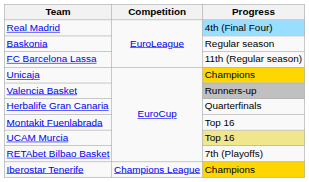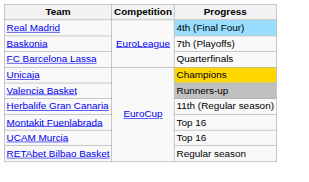(239, 43) Regular season -> (206, 43) 7th (Playoffs)
(253, 59) 11th (Regular season) -> (205, 59) Quarterfinals
(233, 106) Quarterfinals -> (225, 106) 11th (Regular season)
(220, 138) khaki background -> (191, 138) no background
(234, 153) 7th (Playoffs) -> (211, 153) Regular season
- row: (45, 169)
